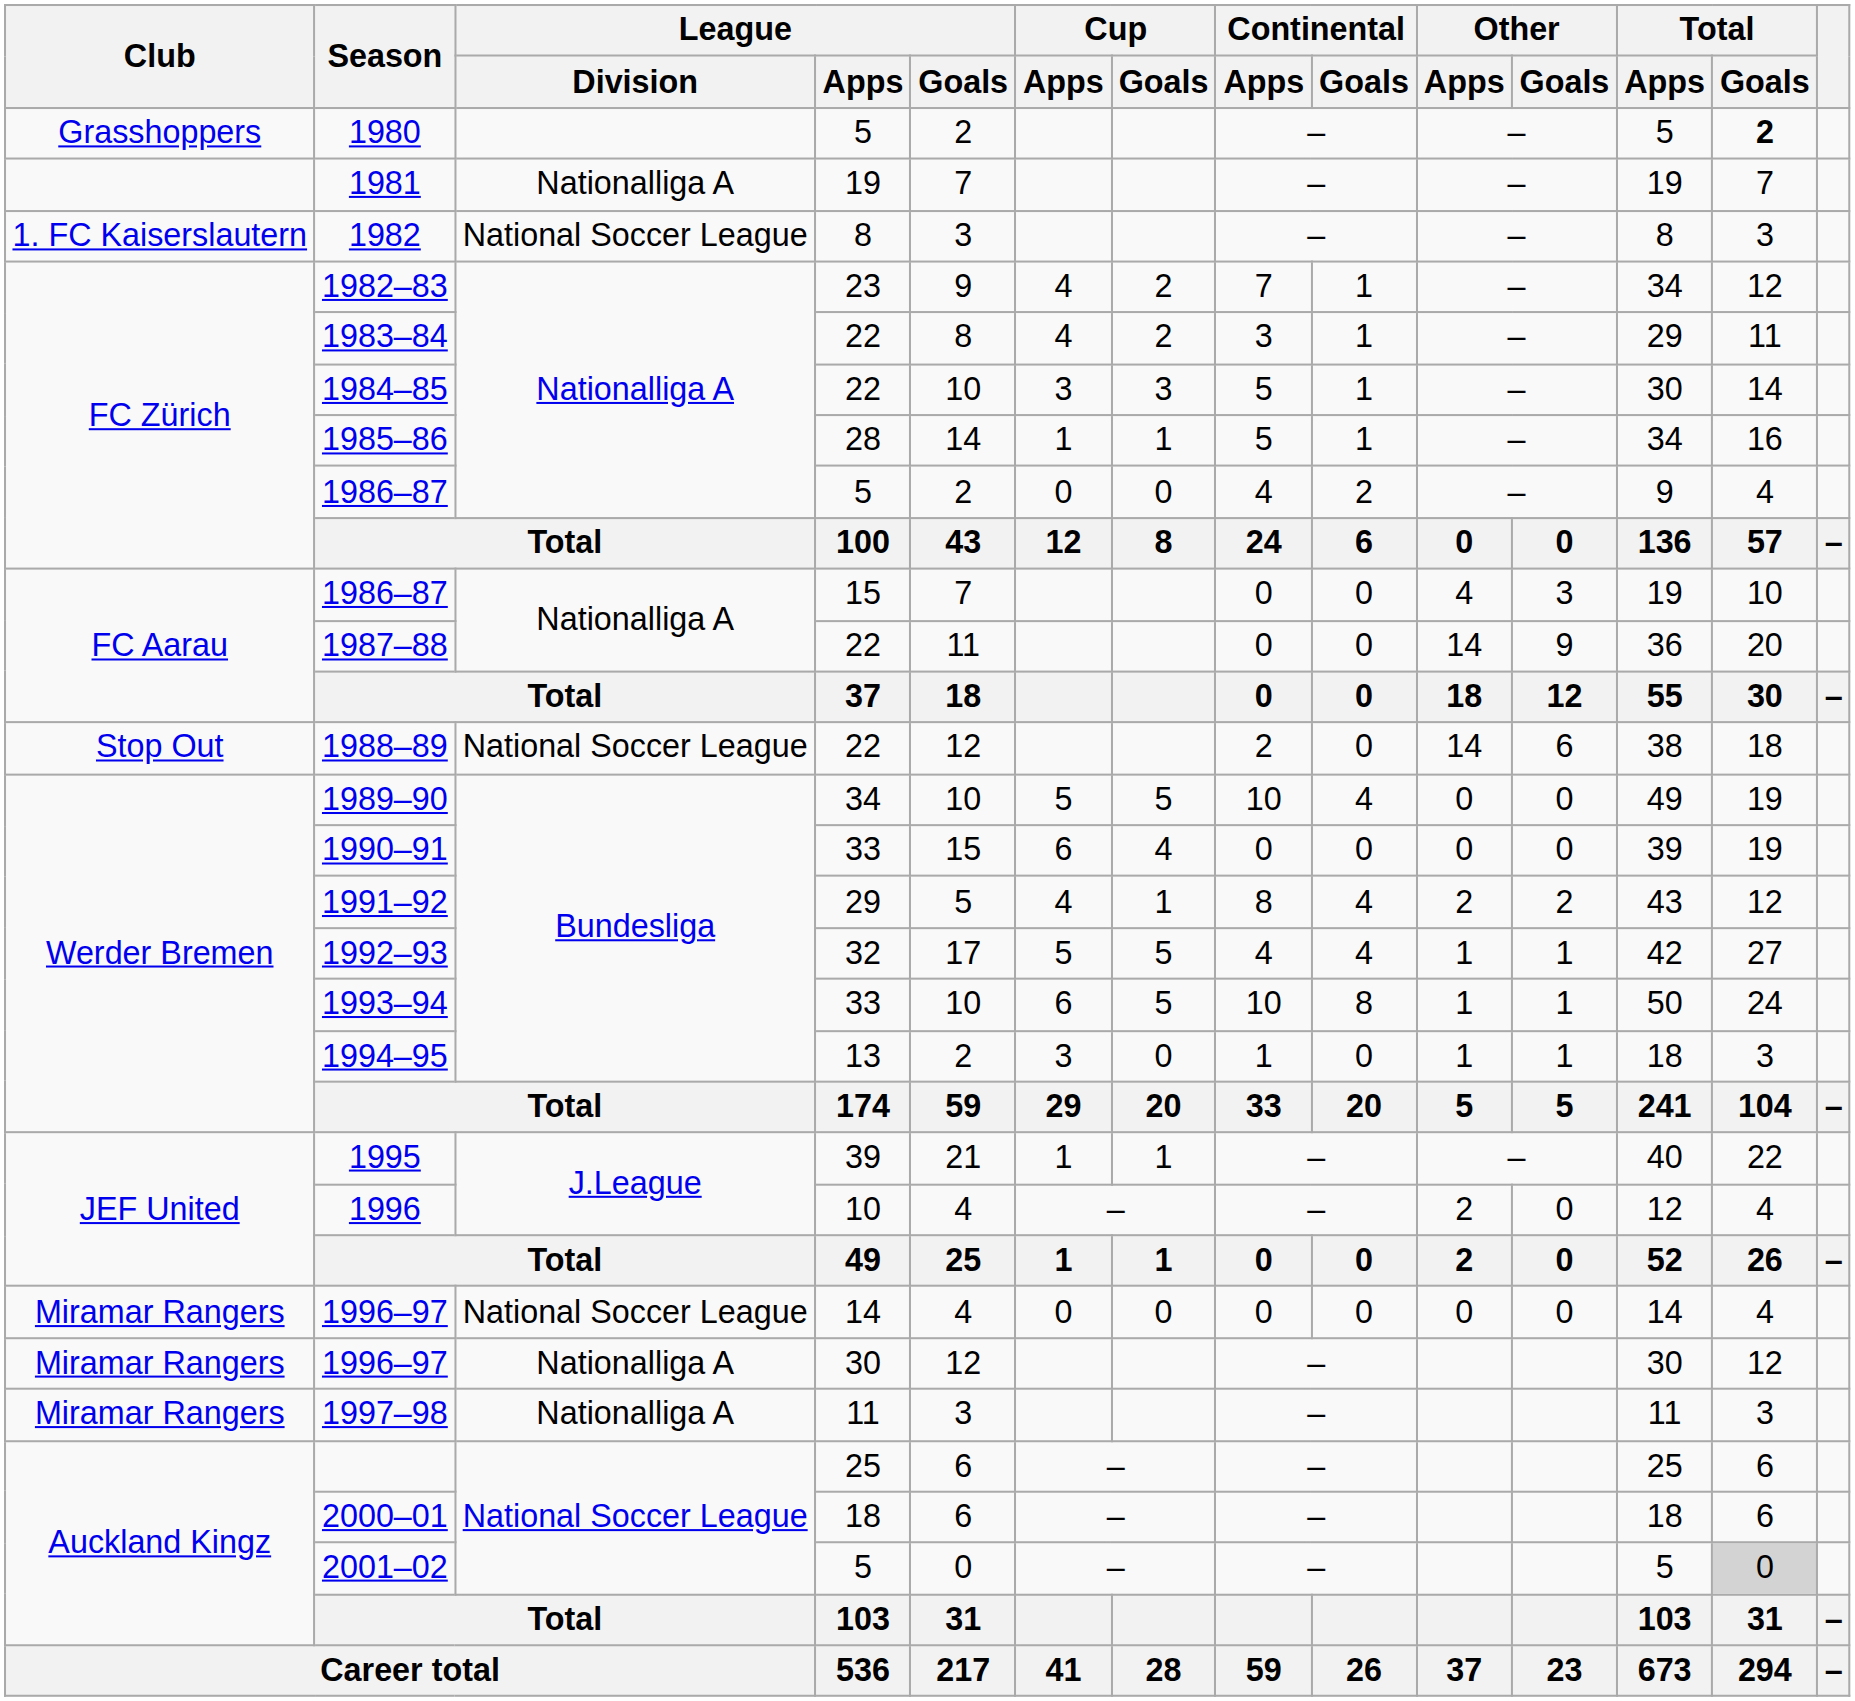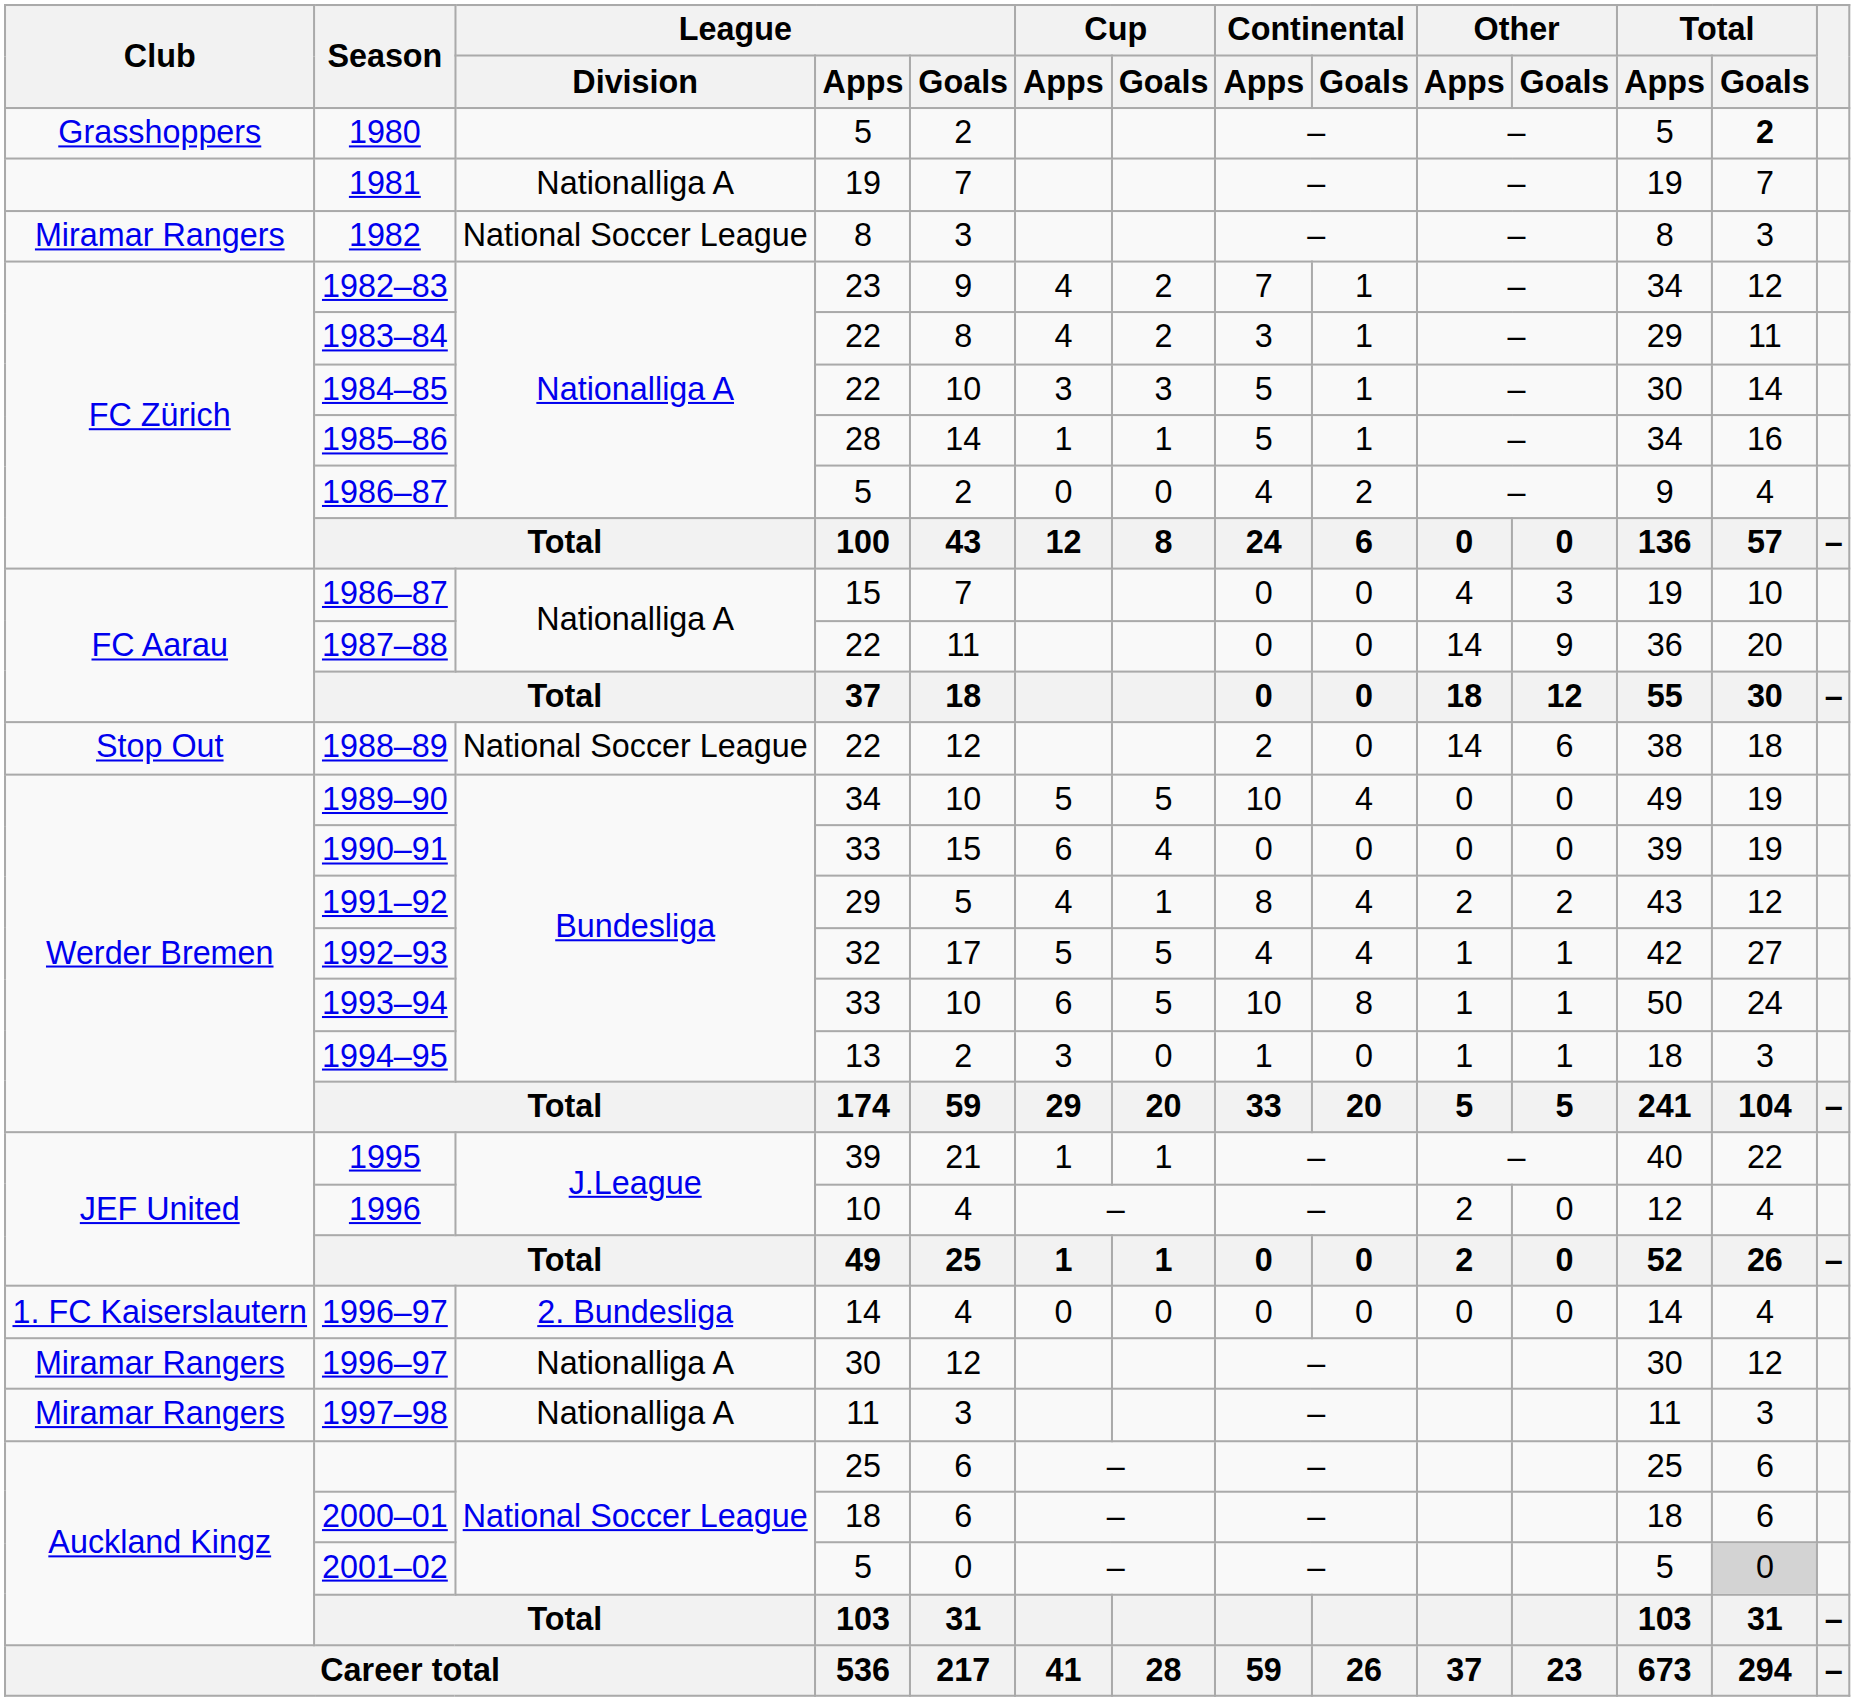(160, 235) 1. FC Kaiserslautern -> (160, 235) Miramar Rangers
(160, 1311) Miramar Rangers -> (160, 1311) 1. FC Kaiserslautern
(635, 1311) National Soccer League -> (635, 1311) 2. Bundesliga
